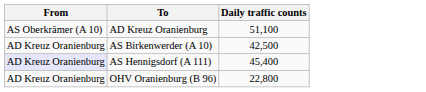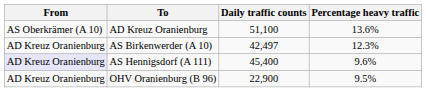+ column: (365, 12)
(264, 45) 42,500 -> (264, 45) 42,497
(264, 78) 22,800 -> (264, 78) 22,900
